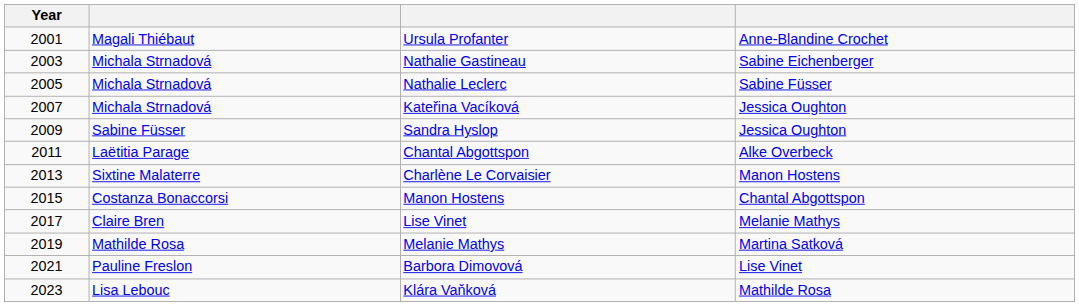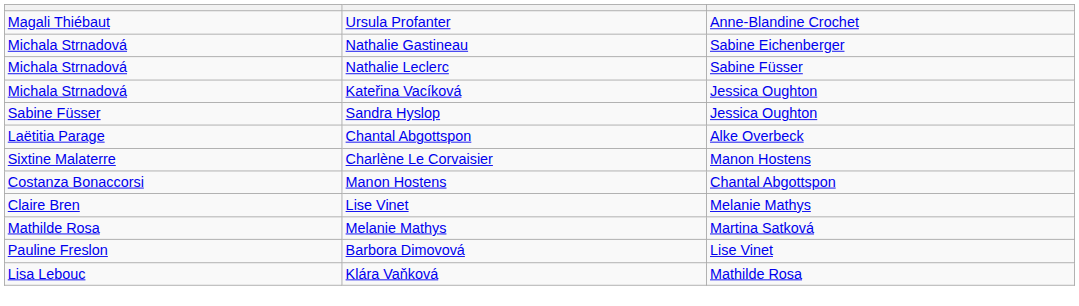- column: (47, 15)
